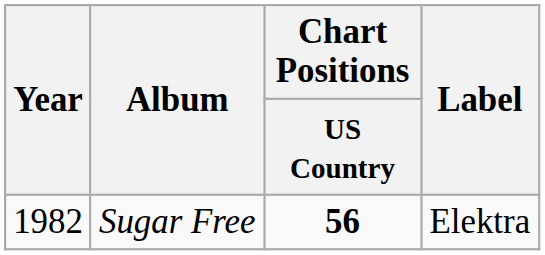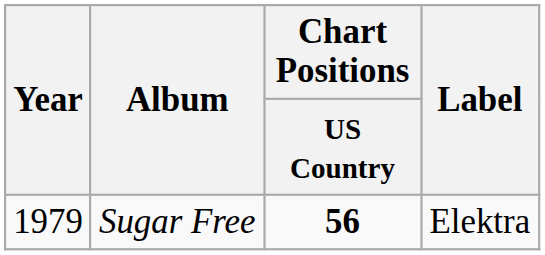(48, 221) 1982 -> (48, 221) 1979
